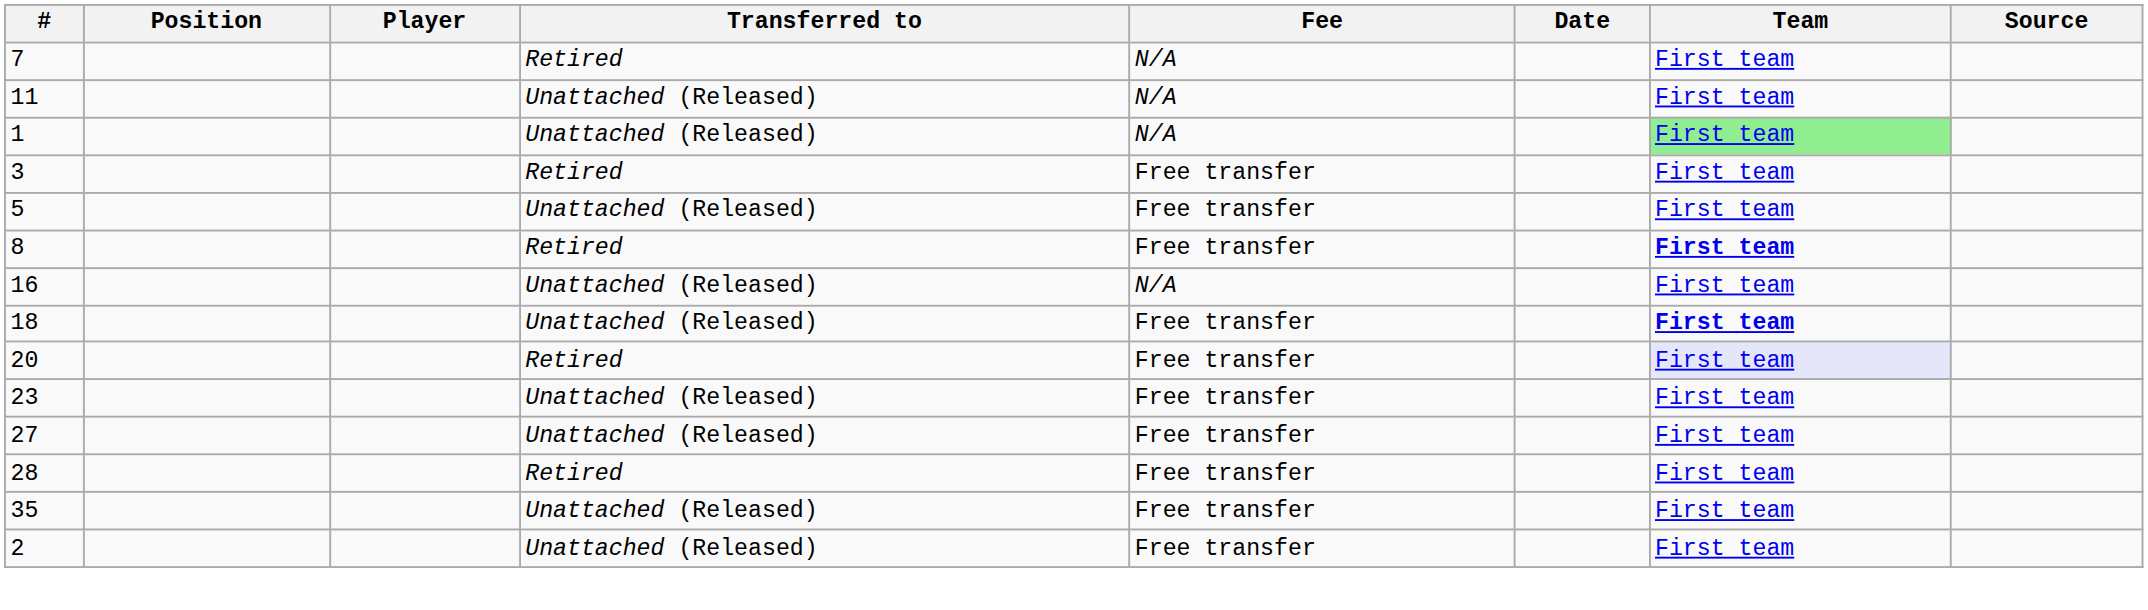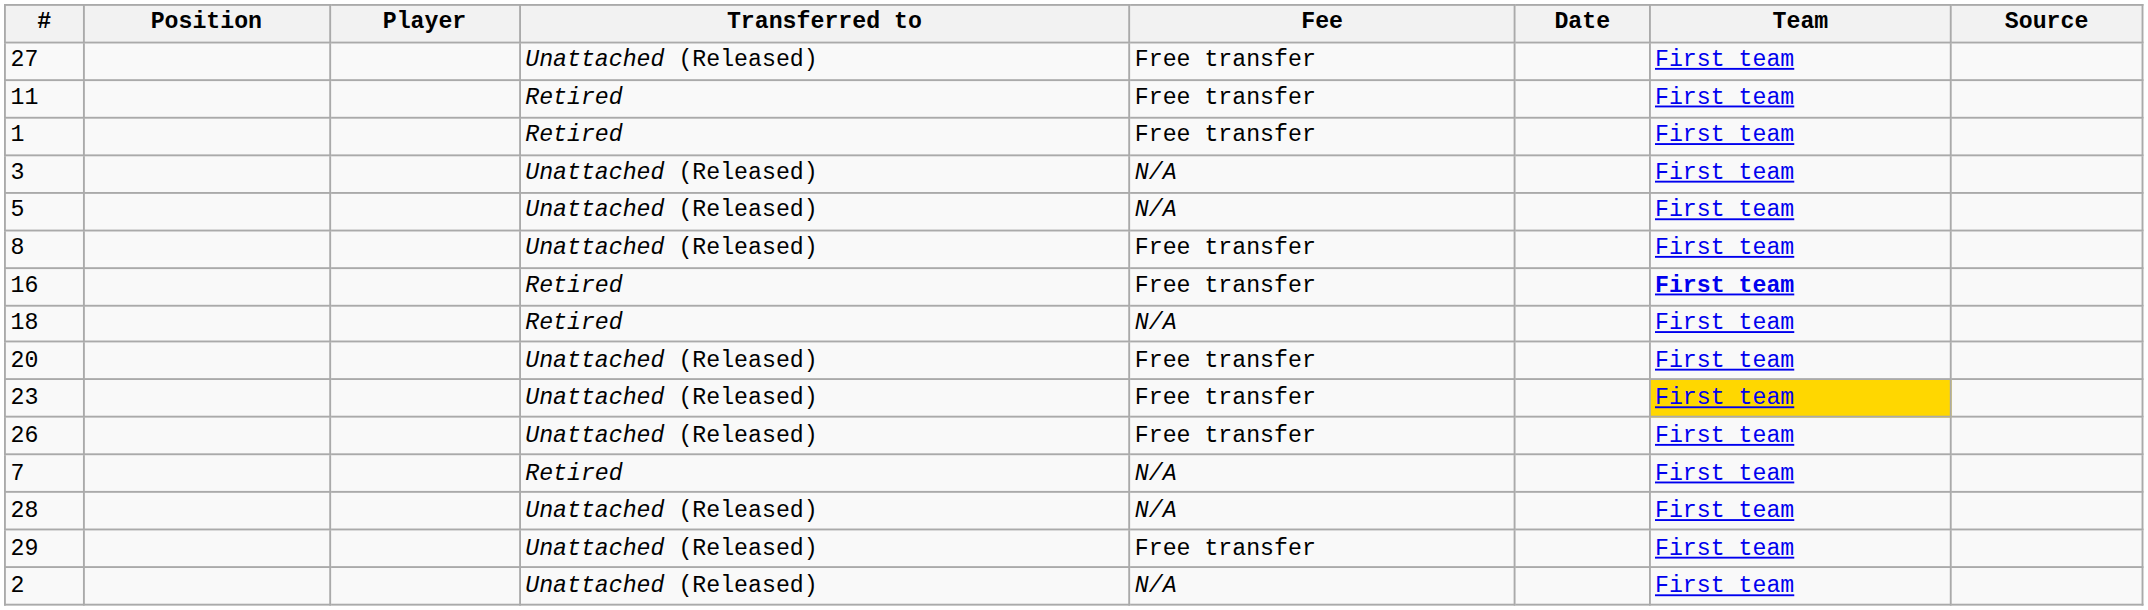rows swapped: (17, 62) <-> (24, 436)
(671, 99) Unattached (Released) -> (574, 99) Retired
(1156, 99) N/A -> (1225, 99) Free transfer
(671, 136) Unattached (Released) -> (574, 136) Retired
(1156, 136) N/A -> (1225, 136) Free transfer
(1725, 136) lightgreen background -> (1725, 136) no background
(574, 174) Retired -> (671, 174) Unattached (Released)
(1225, 174) Free transfer -> (1156, 174) N/A
(1225, 211) Free transfer -> (1156, 211) N/A
(574, 249) Retired -> (671, 249) Unattached (Released)
(1725, 249) bold -> (1725, 249) normal
(671, 286) Unattached (Released) -> (574, 286) Retired
(1156, 286) N/A -> (1225, 286) Free transfer
(1725, 286) normal -> (1725, 286) bold
(671, 324) Unattached (Released) -> (574, 324) Retired
(1225, 324) Free transfer -> (1156, 324) N/A
(1725, 324) bold -> (1725, 324) normal
(574, 361) Retired -> (671, 361) Unattached (Released)
(1725, 361) lavender background -> (1725, 361) no background
(1725, 399) no background -> (1725, 399) gold background
+ row: (24, 436)
(574, 474) Retired -> (671, 511) Unattached (Released)
(1225, 474) Free transfer -> (1156, 511) N/A
+ row: (24, 549)
- row: (24, 511)
(1225, 549) Free transfer -> (1156, 586) N/A
